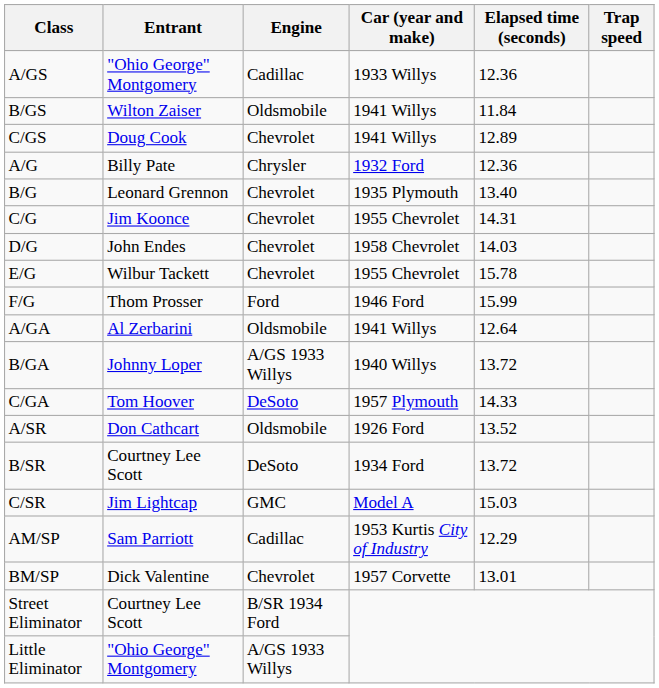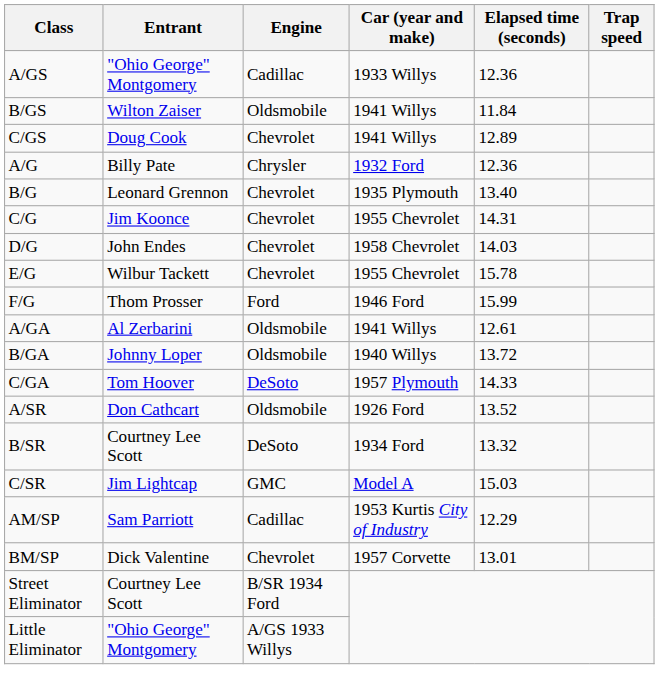(498, 328) 12.64 -> (498, 328) 12.61
(286, 364) A/GS 1933 Willys -> (287, 355) Oldsmobile
(498, 465) 13.72 -> (498, 446) 13.32
